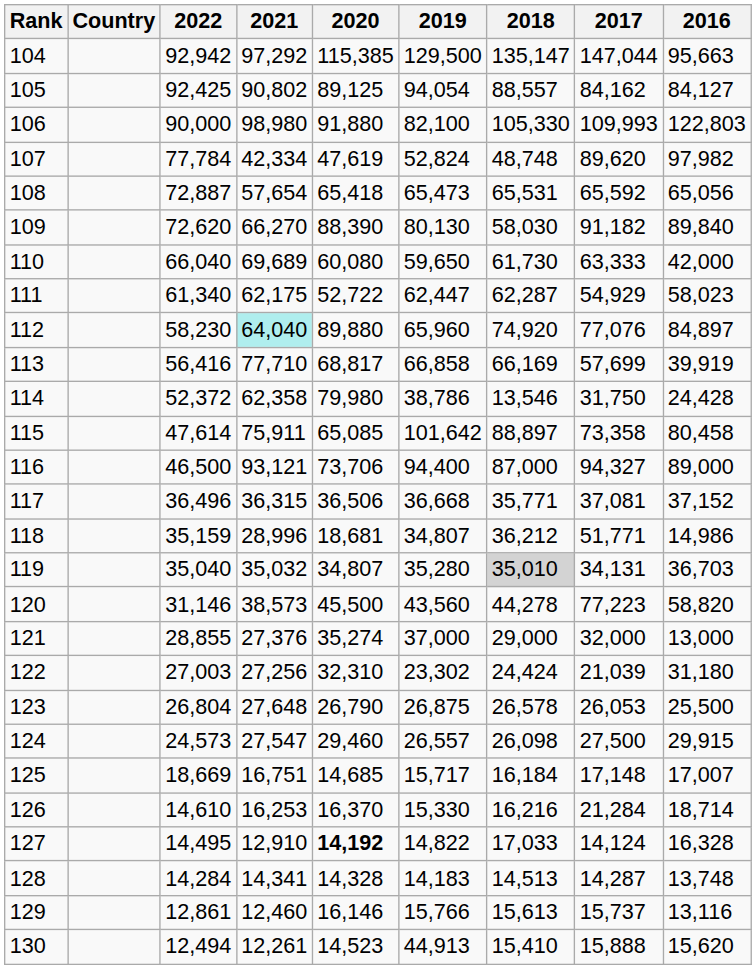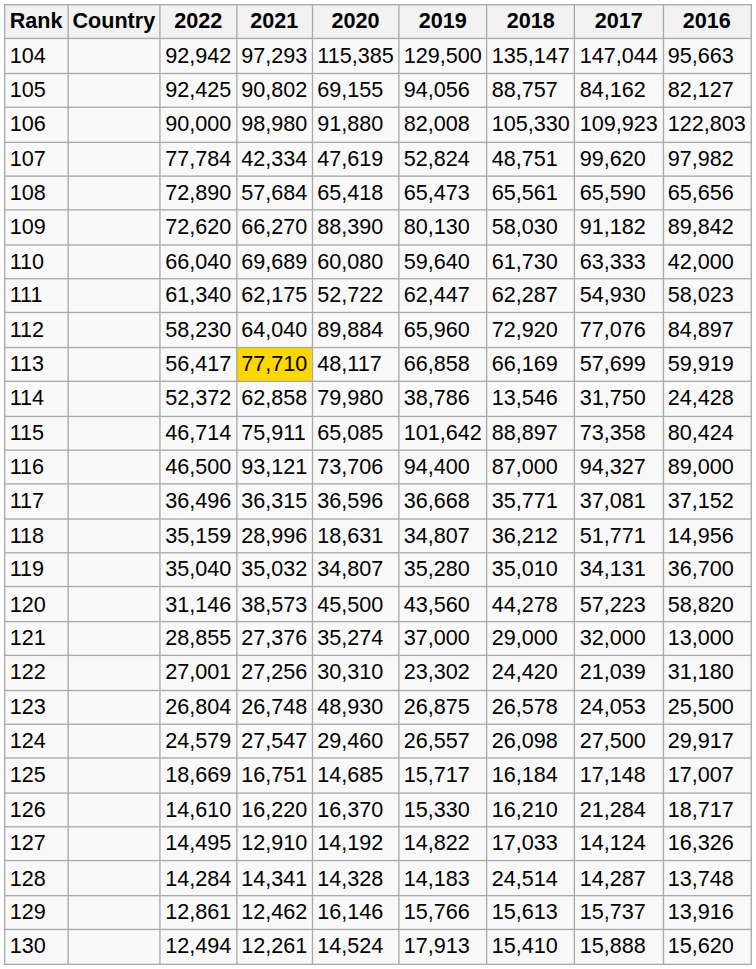(274, 55) 97,292 -> (274, 55) 97,293
(350, 90) 89,125 -> (350, 90) 69,155
(437, 90) 94,054 -> (437, 90) 94,056
(525, 90) 88,557 -> (525, 90) 88,757
(701, 90) 84,127 -> (701, 90) 82,127
(437, 124) 82,100 -> (437, 124) 82,008
(619, 124) 109,993 -> (619, 124) 109,923
(525, 158) 48,748 -> (525, 158) 48,751
(613, 158) 89,620 -> (613, 158) 99,620
(198, 192) 72,887 -> (198, 192) 72,890
(274, 192) 57,654 -> (274, 192) 57,684
(525, 192) 65,531 -> (525, 192) 65,561
(613, 192) 65,592 -> (613, 192) 65,590
(701, 192) 65,056 -> (701, 192) 65,656
(701, 227) 89,840 -> (701, 227) 89,842
(437, 261) 59,650 -> (437, 261) 59,640
(613, 295) 54,929 -> (613, 295) 54,930
(274, 329) paleturquoise background -> (274, 329) no background
(350, 329) 89,880 -> (350, 329) 89,884
(525, 329) 74,920 -> (525, 329) 72,920
(198, 364) 56,416 -> (198, 364) 56,417
(274, 364) no background -> (274, 364) gold background
(350, 364) 68,817 -> (349, 364) 48,117
(701, 364) 39,919 -> (701, 364) 59,919
(274, 398) 62,358 -> (274, 398) 62,858
(198, 432) 47,614 -> (198, 432) 46,714
(701, 432) 80,458 -> (701, 432) 80,424
(350, 501) 36,506 -> (350, 501) 36,596
(350, 535) 18,681 -> (350, 535) 18,631
(701, 535) 14,986 -> (701, 535) 14,956
(525, 569) lightgrey background -> (525, 569) no background
(701, 569) 36,703 -> (701, 569) 36,700
(613, 603) 77,223 -> (613, 603) 57,223
(198, 672) 27,003 -> (198, 672) 27,001
(350, 672) 32,310 -> (350, 672) 30,310
(525, 672) 24,424 -> (525, 672) 24,420
(274, 706) 27,648 -> (274, 706) 26,748
(350, 706) 26,790 -> (350, 706) 48,930
(613, 706) 26,053 -> (613, 706) 24,053
(198, 741) 24,573 -> (198, 741) 24,579
(701, 741) 29,915 -> (701, 741) 29,917
(274, 809) 16,253 -> (274, 809) 16,220
(525, 809) 16,216 -> (525, 809) 16,210
(701, 809) 18,714 -> (701, 809) 18,717
(350, 843) bold -> (350, 843) normal
(701, 843) 16,328 -> (701, 843) 16,326
(525, 878) 14,513 -> (525, 878) 24,514
(274, 912) 12,460 -> (274, 912) 12,462
(700, 912) 13,116 -> (701, 912) 13,916
(350, 946) 14,523 -> (350, 946) 14,524
(437, 946) 44,913 -> (437, 946) 17,913
